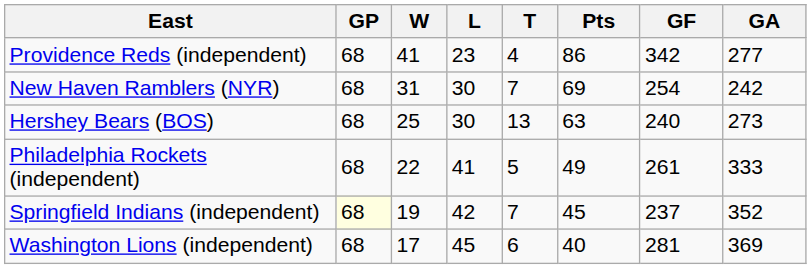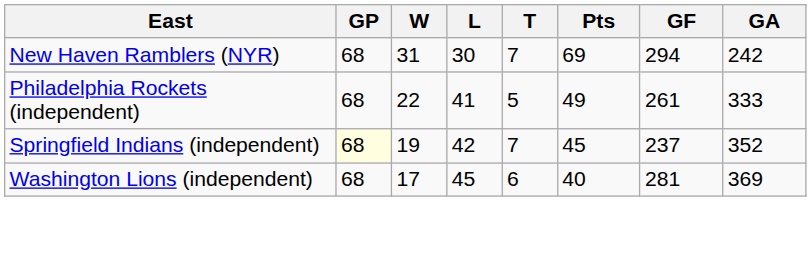- row: (158, 54)
(663, 88) 254 -> (663, 54) 294
- row: (112, 121)
